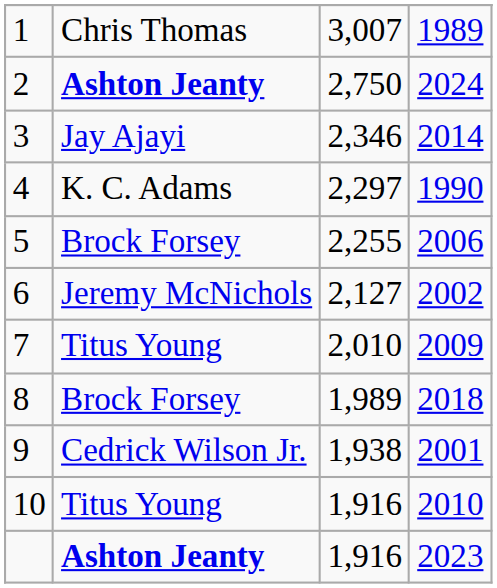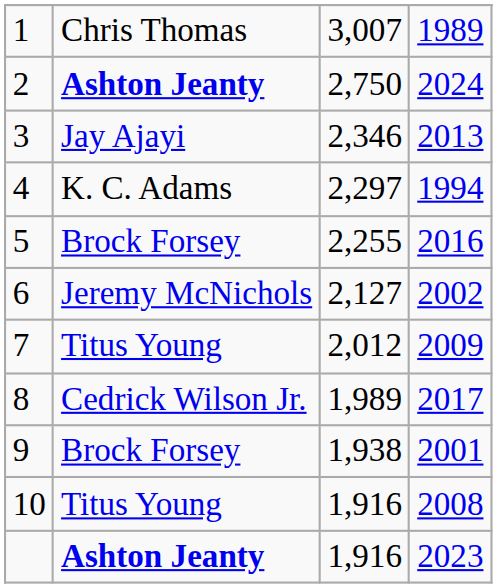(450, 135) 2014 -> (450, 135) 2013
(450, 188) 1990 -> (450, 188) 1994
(450, 240) 2006 -> (450, 240) 2016
(365, 345) 2,010 -> (365, 345) 2,012
(151, 398) Brock Forsey -> (184, 398) Cedrick Wilson Jr.
(450, 398) 2018 -> (450, 398) 2017
(184, 450) Cedrick Wilson Jr. -> (151, 450) Brock Forsey
(450, 503) 2010 -> (450, 503) 2008
